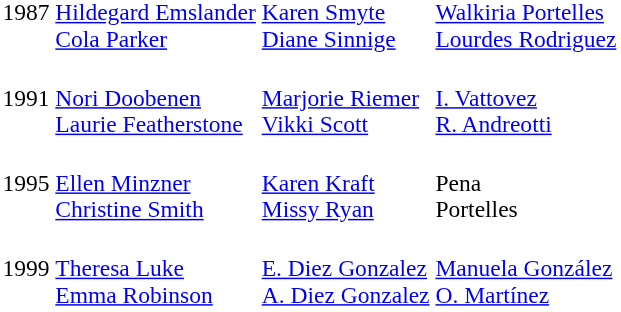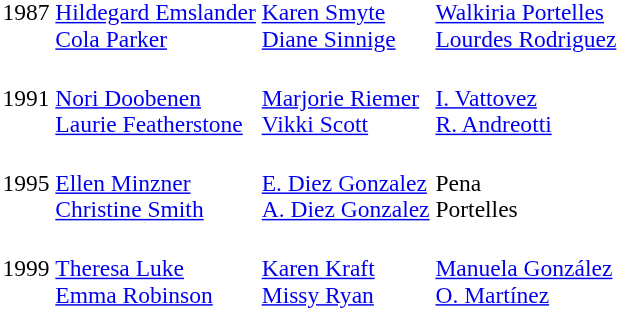(318, 196) Karen Kraft Missy Ryan -> (346, 196) E. Diez Gonzalez A. Diez Gonzalez
(346, 281) E. Diez Gonzalez A. Diez Gonzalez -> (318, 281) Karen Kraft Missy Ryan
